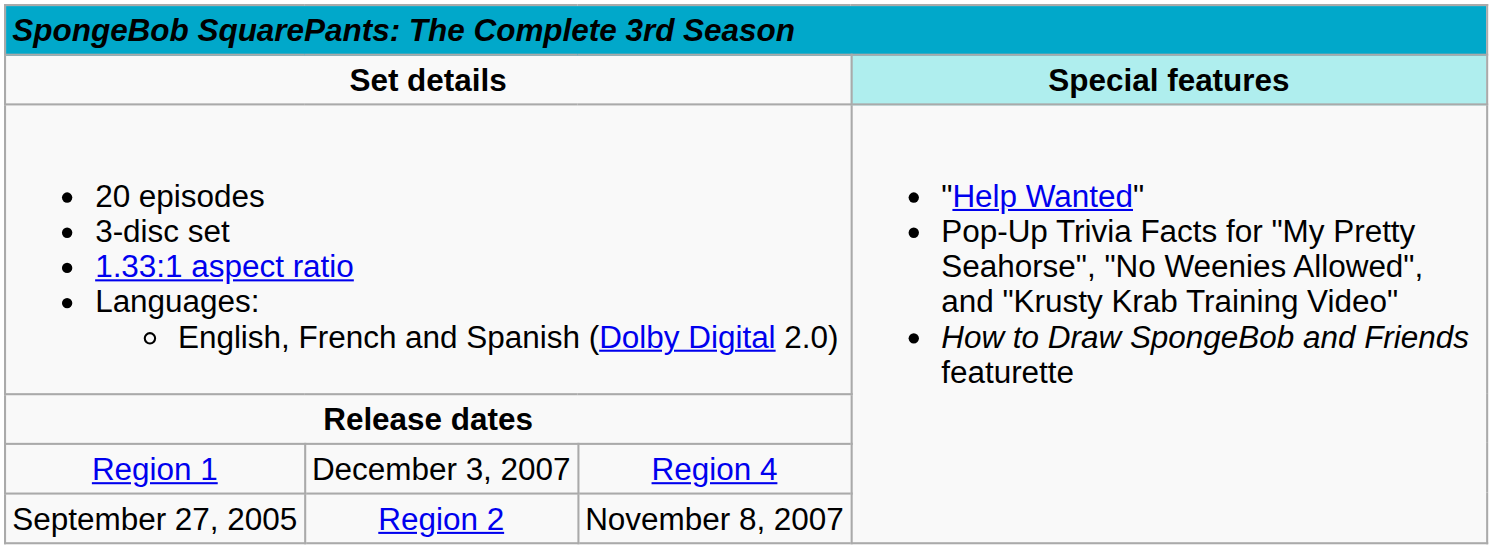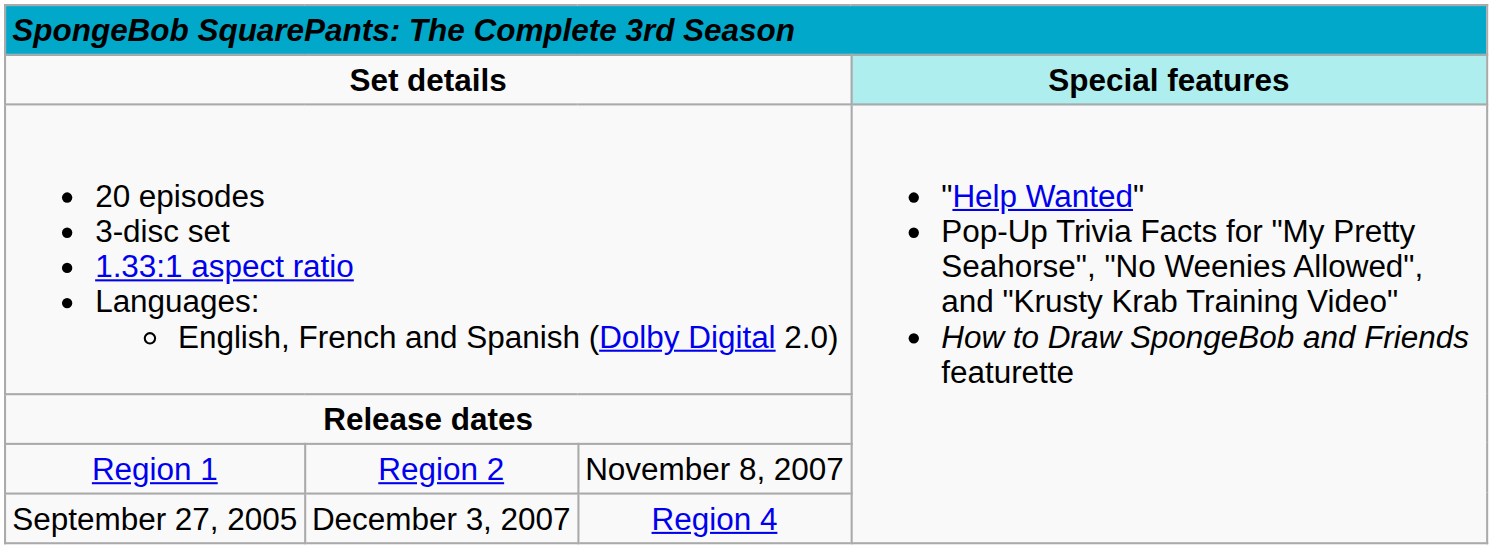(441, 468) December 3, 2007 -> (441, 468) Region 2
(714, 468) Region 4 -> (714, 468) November 8, 2007
(441, 518) Region 2 -> (441, 518) December 3, 2007
(714, 518) November 8, 2007 -> (714, 518) Region 4
